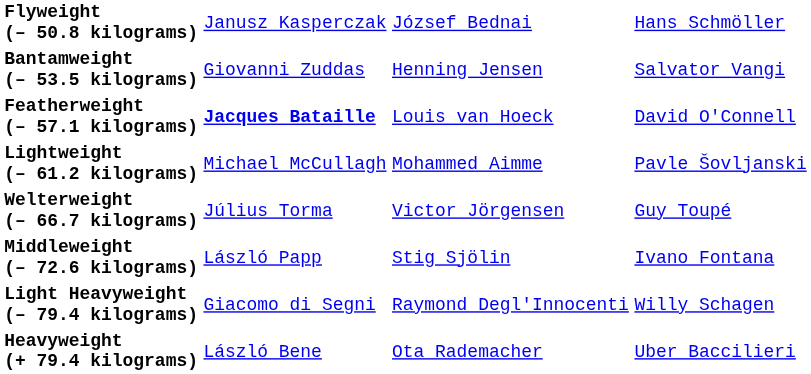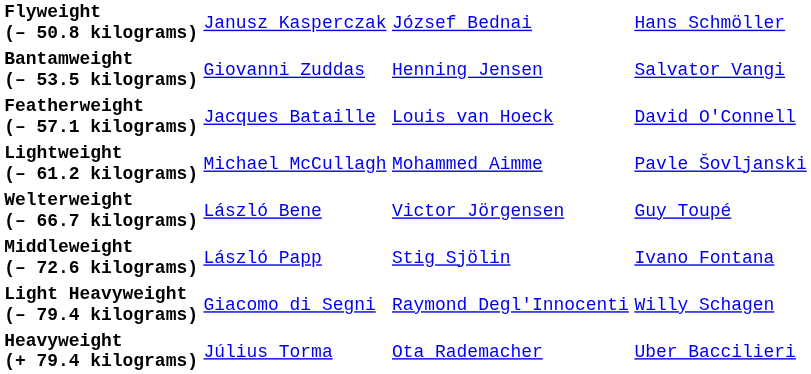(290, 117) bold -> (290, 117) normal
(268, 211) Július Torma -> (263, 211) László Bene
(263, 351) László Bene -> (268, 351) Július Torma
